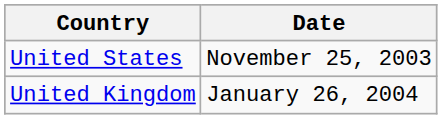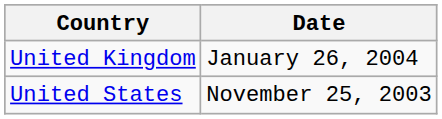rows swapped: (96, 59) <-> (103, 95)
